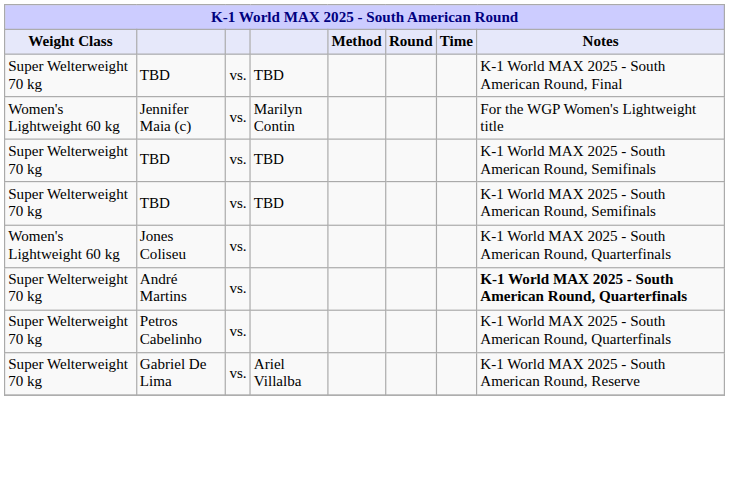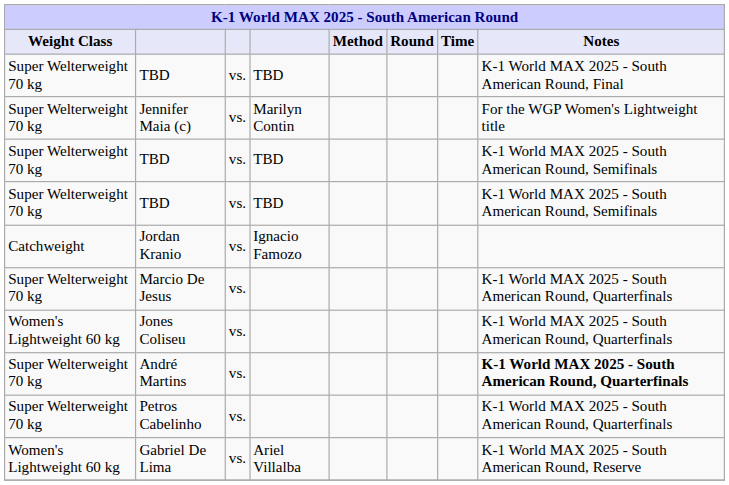(64, 117) Women's Lightweight 60 kg -> (68, 117) Super Welterweight 70 kg
+ row: (160, 245)
+ row: (172, 288)
(68, 373) Super Welterweight 70 kg -> (64, 458) Women's Lightweight 60 kg
